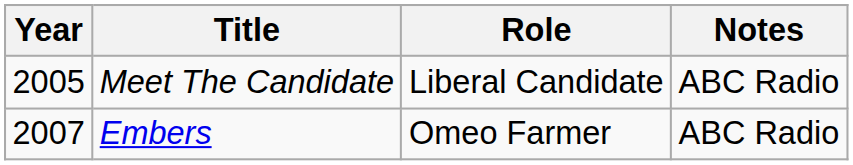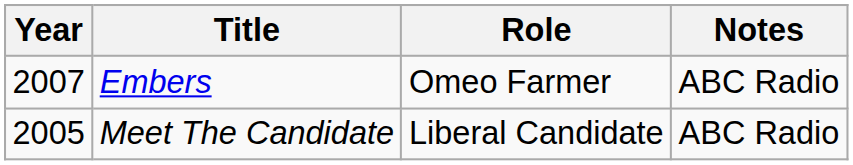rows swapped: (247, 81) <-> (156, 133)
